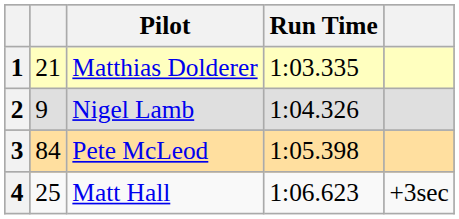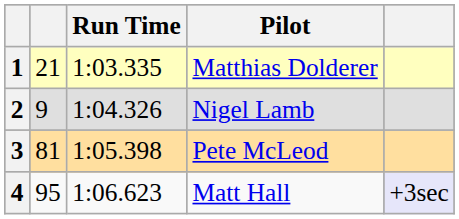columns swapped: (165, 25) <-> (324, 25)
(48, 151) 84 -> (48, 151) 81
(48, 193) 25 -> (48, 193) 95
(419, 193) no background -> (419, 193) lavender background
